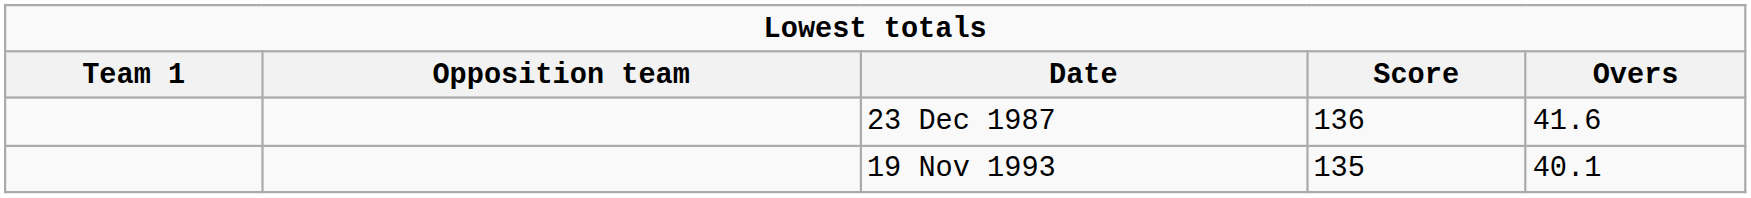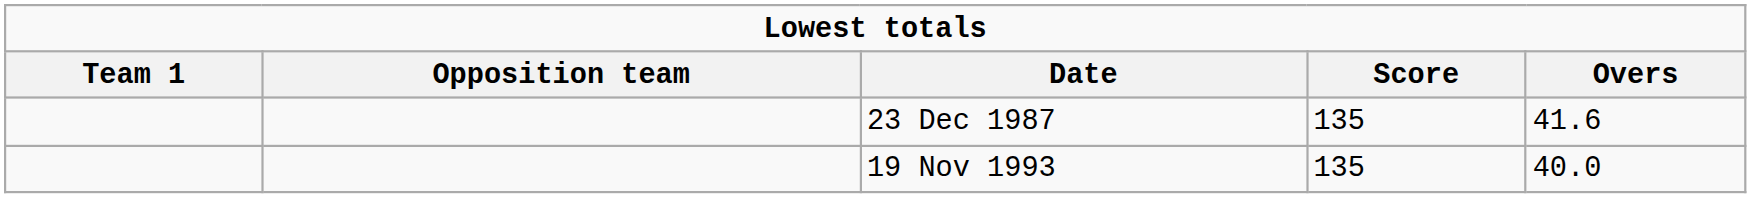(1339, 122) 136 -> (1339, 122) 135
(1567, 168) 40.1 -> (1567, 168) 40.0
